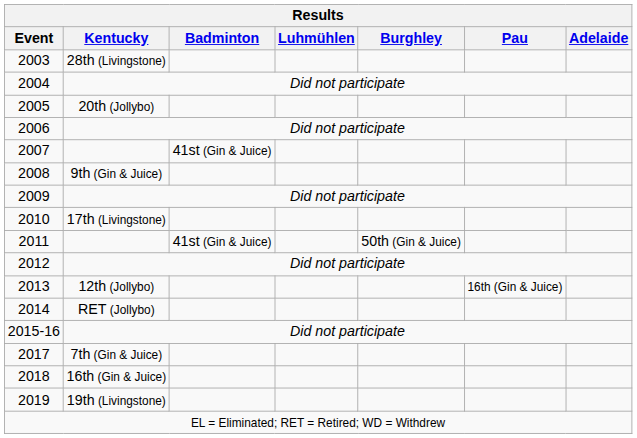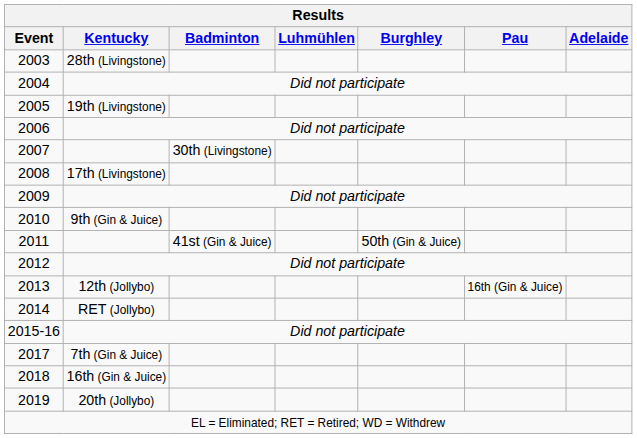(116, 106) 20th (Jollybo) -> (116, 106) 19th (Livingstone)
(222, 151) 41st (Gin & Juice) -> (222, 151) 30th (Livingstone)
(116, 173) 9th (Gin & Juice) -> (116, 173) 17th (Livingstone)
(116, 219) 17th (Livingstone) -> (116, 219) 9th (Gin & Juice)
(116, 399) 19th (Livingstone) -> (116, 399) 20th (Jollybo)
